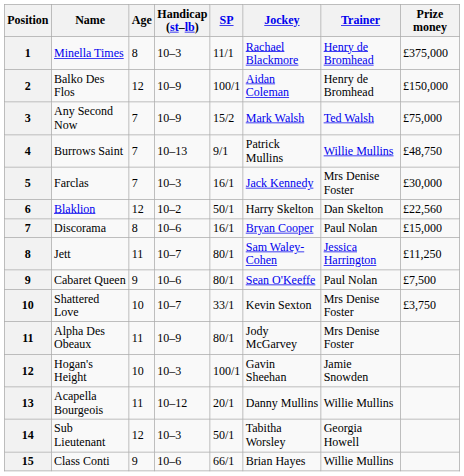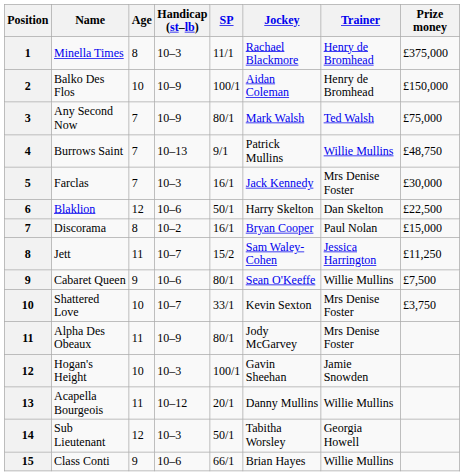(138, 85) 12 -> (138, 85) 10
(224, 118) 15/2 -> (224, 118) 80/1
(169, 209) 10–2 -> (169, 209) 10–6
(422, 209) £22,560 -> (422, 209) £22,500
(169, 228) 10–6 -> (169, 228) 10–2
(224, 254) 80/1 -> (224, 254) 15/2
(350, 279) Paul Nolan -> (359, 279) Willie Mullins
